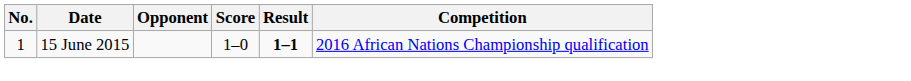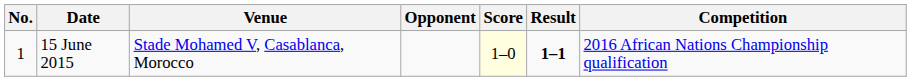+ column: (265, 17)
(236, 44) no background -> (503, 53) lightyellow background
